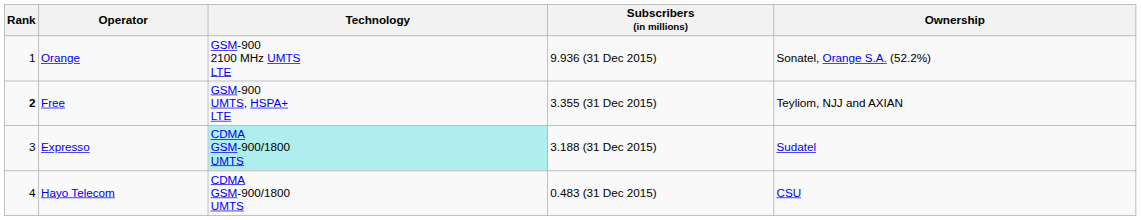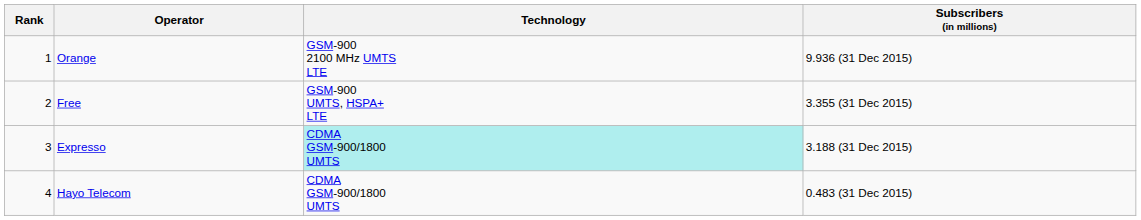- column: (955, 20)
(32, 103) bold -> (48, 103) normal
